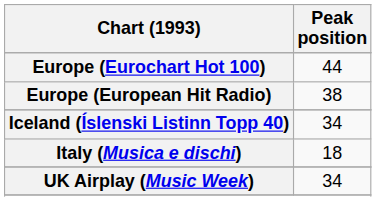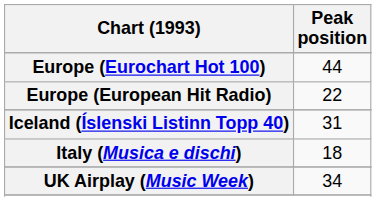(332, 95) 38 -> (332, 95) 22
(332, 124) 34 -> (332, 124) 31
